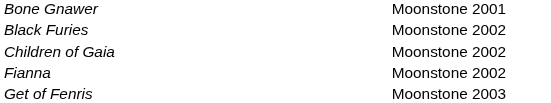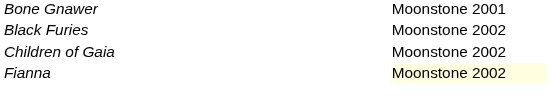(449, 72) no background -> (449, 72) lightyellow background
- row: (48, 94)
